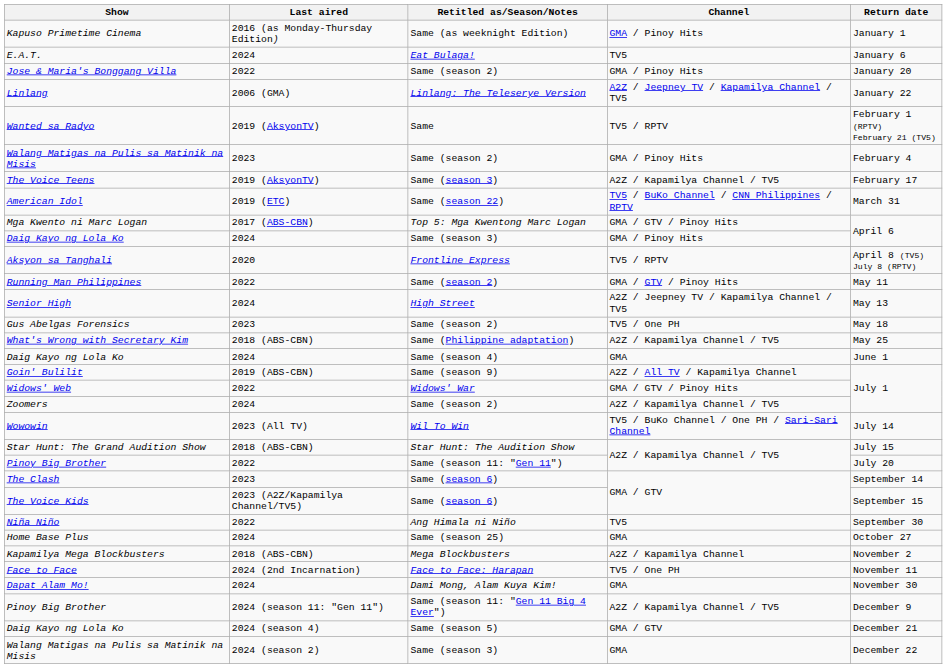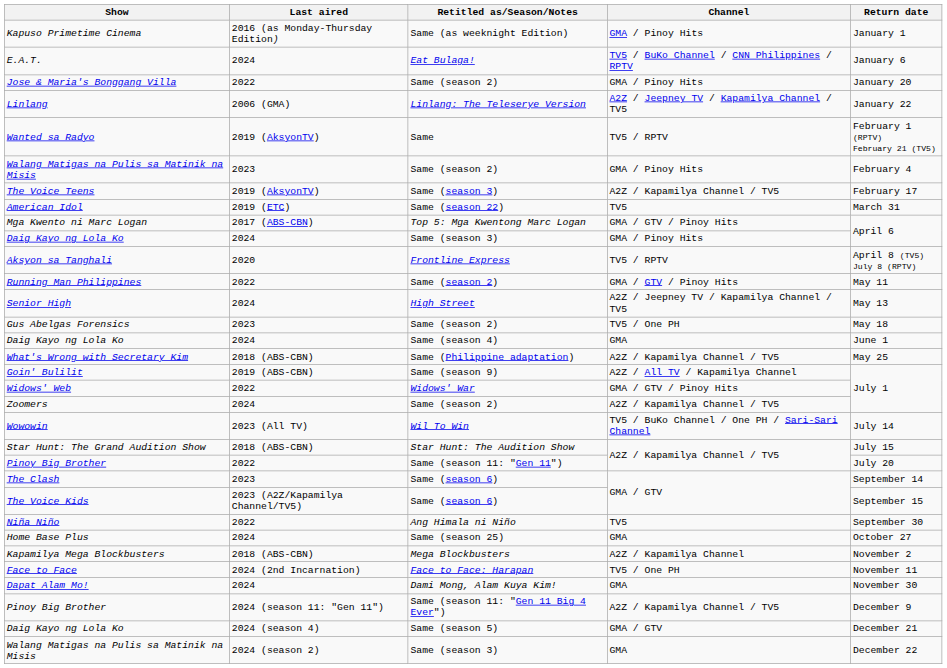(618, 55) TV5 -> (721, 61) TV5 / BuKo Channel / CNN Philippines / RPTV
(721, 201) TV5 / BuKo Channel / CNN Philippines / RPTV -> (618, 207) TV5
rows swapped: (97, 341) <-> (65, 357)
